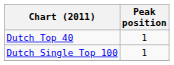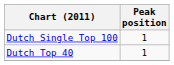rows swapped: (40, 38) <-> (62, 53)
